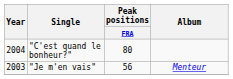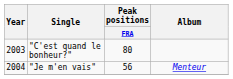(16, 50) 2004 -> (16, 50) 2003
(16, 68) 2003 -> (16, 68) 2004
